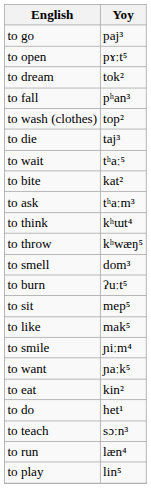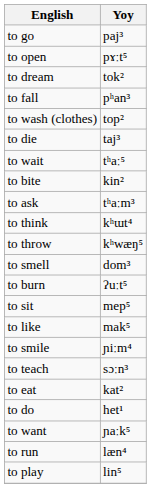(113, 181) kat² -> (113, 181) kin²
rows swapped: (27, 368) <-> (28, 431)
(113, 389) kin² -> (113, 389) kat²
